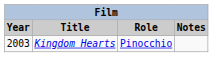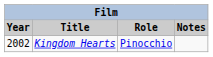(18, 44) 2003 -> (18, 44) 2002
